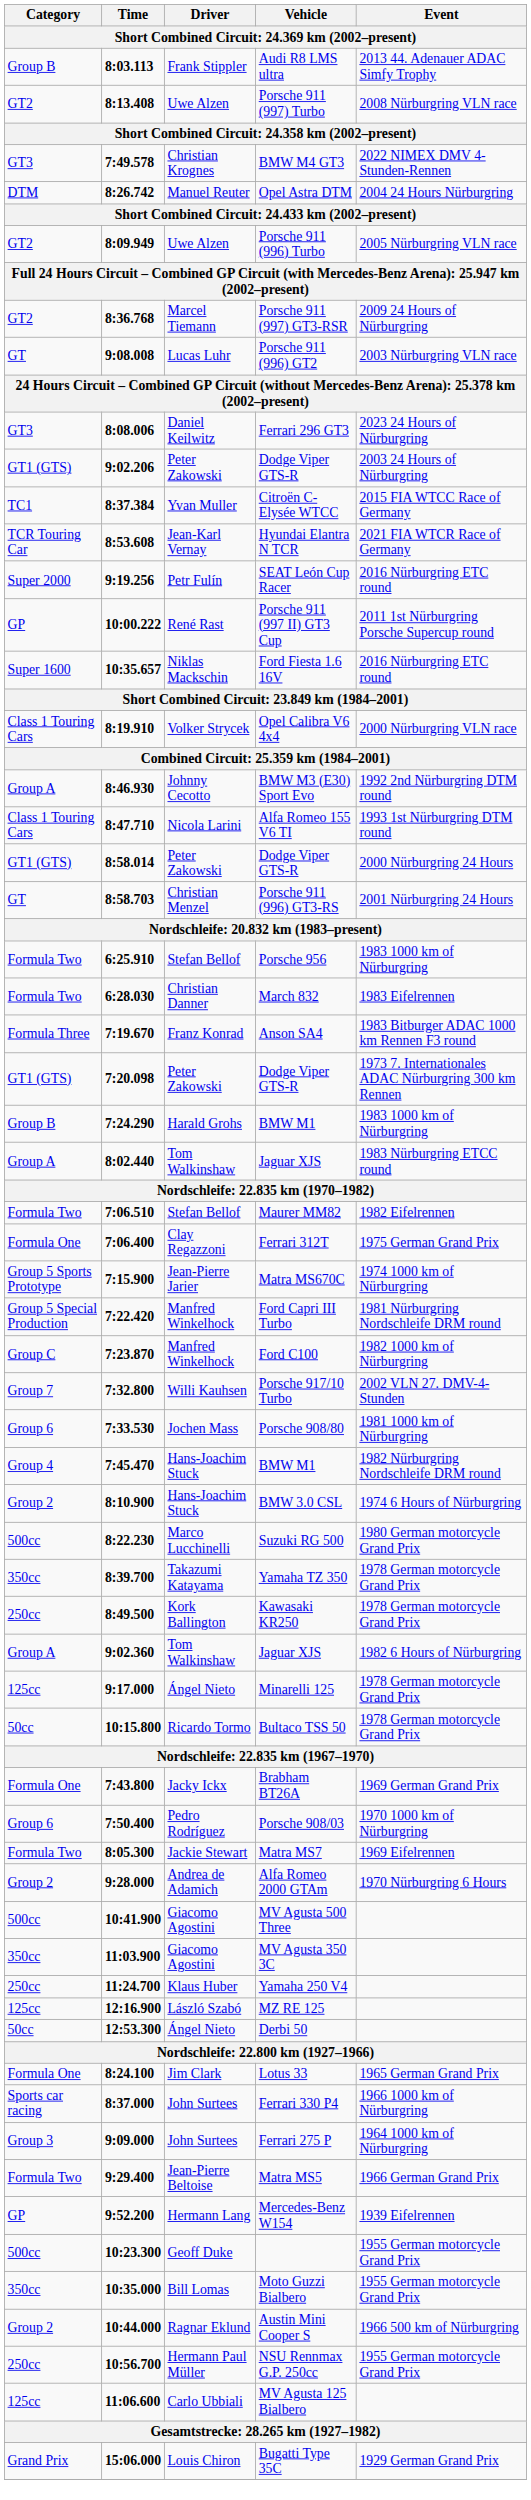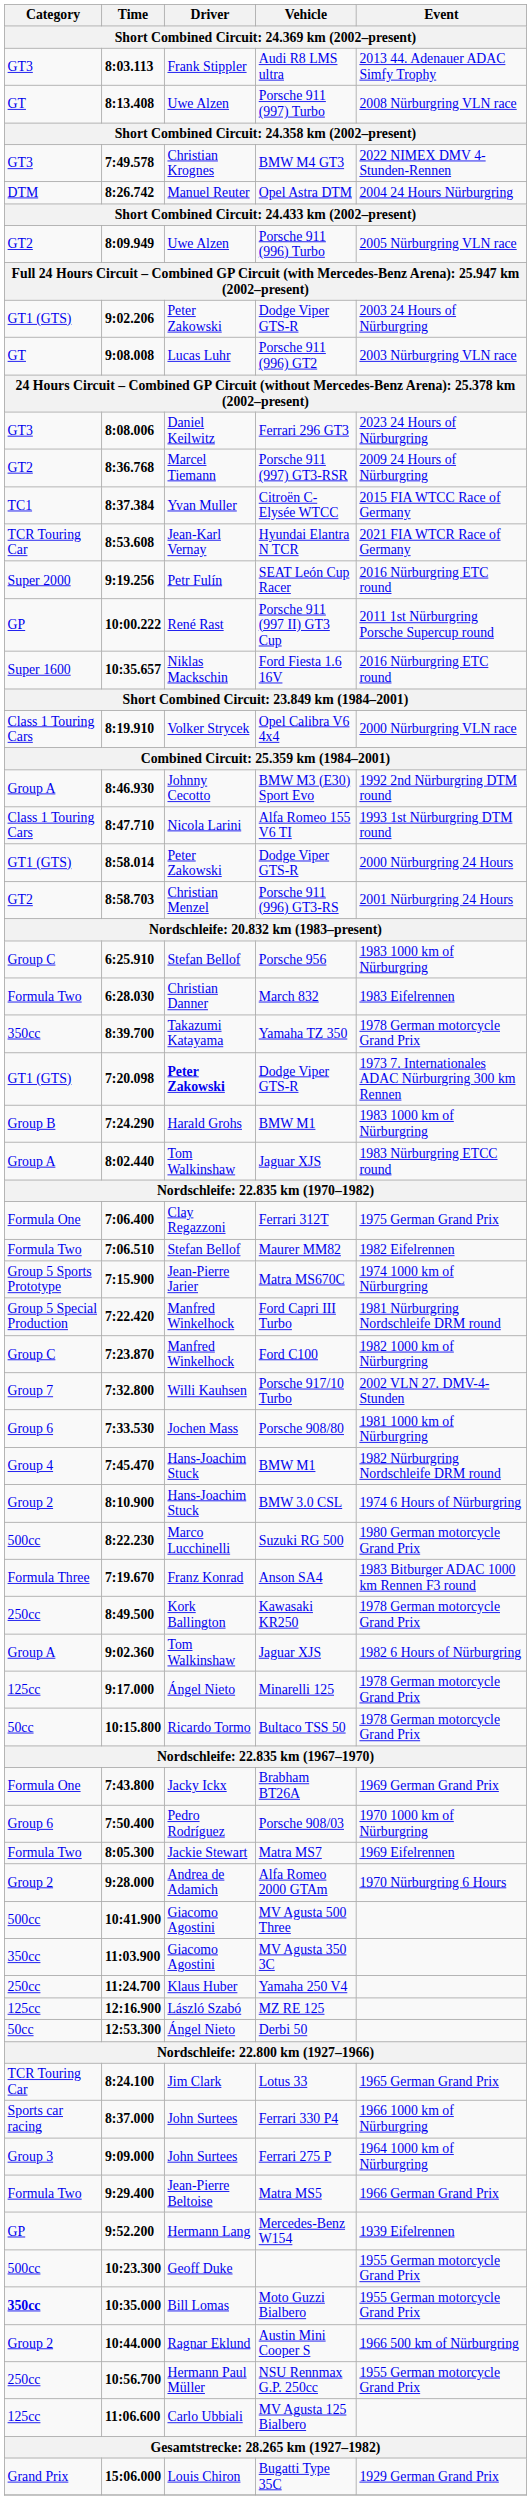(31, 66) Group B -> (20, 66) GT3
(20, 104) GT2 -> (17, 104) GT
rows swapped: (130, 467) <-> (130, 318)
(17, 900) GT -> (20, 900) GT2
(45, 959) Formula Two -> (31, 959) Group C
rows swapped: (130, 1033) <-> (130, 1577)
(195, 1078) normal -> (196, 1078) bold
rows swapped: (130, 1242) <-> (130, 1212)
(44, 2074) Formula One -> (44, 2081) TCR Touring Car
(24, 2290) normal -> (24, 2305) bold
